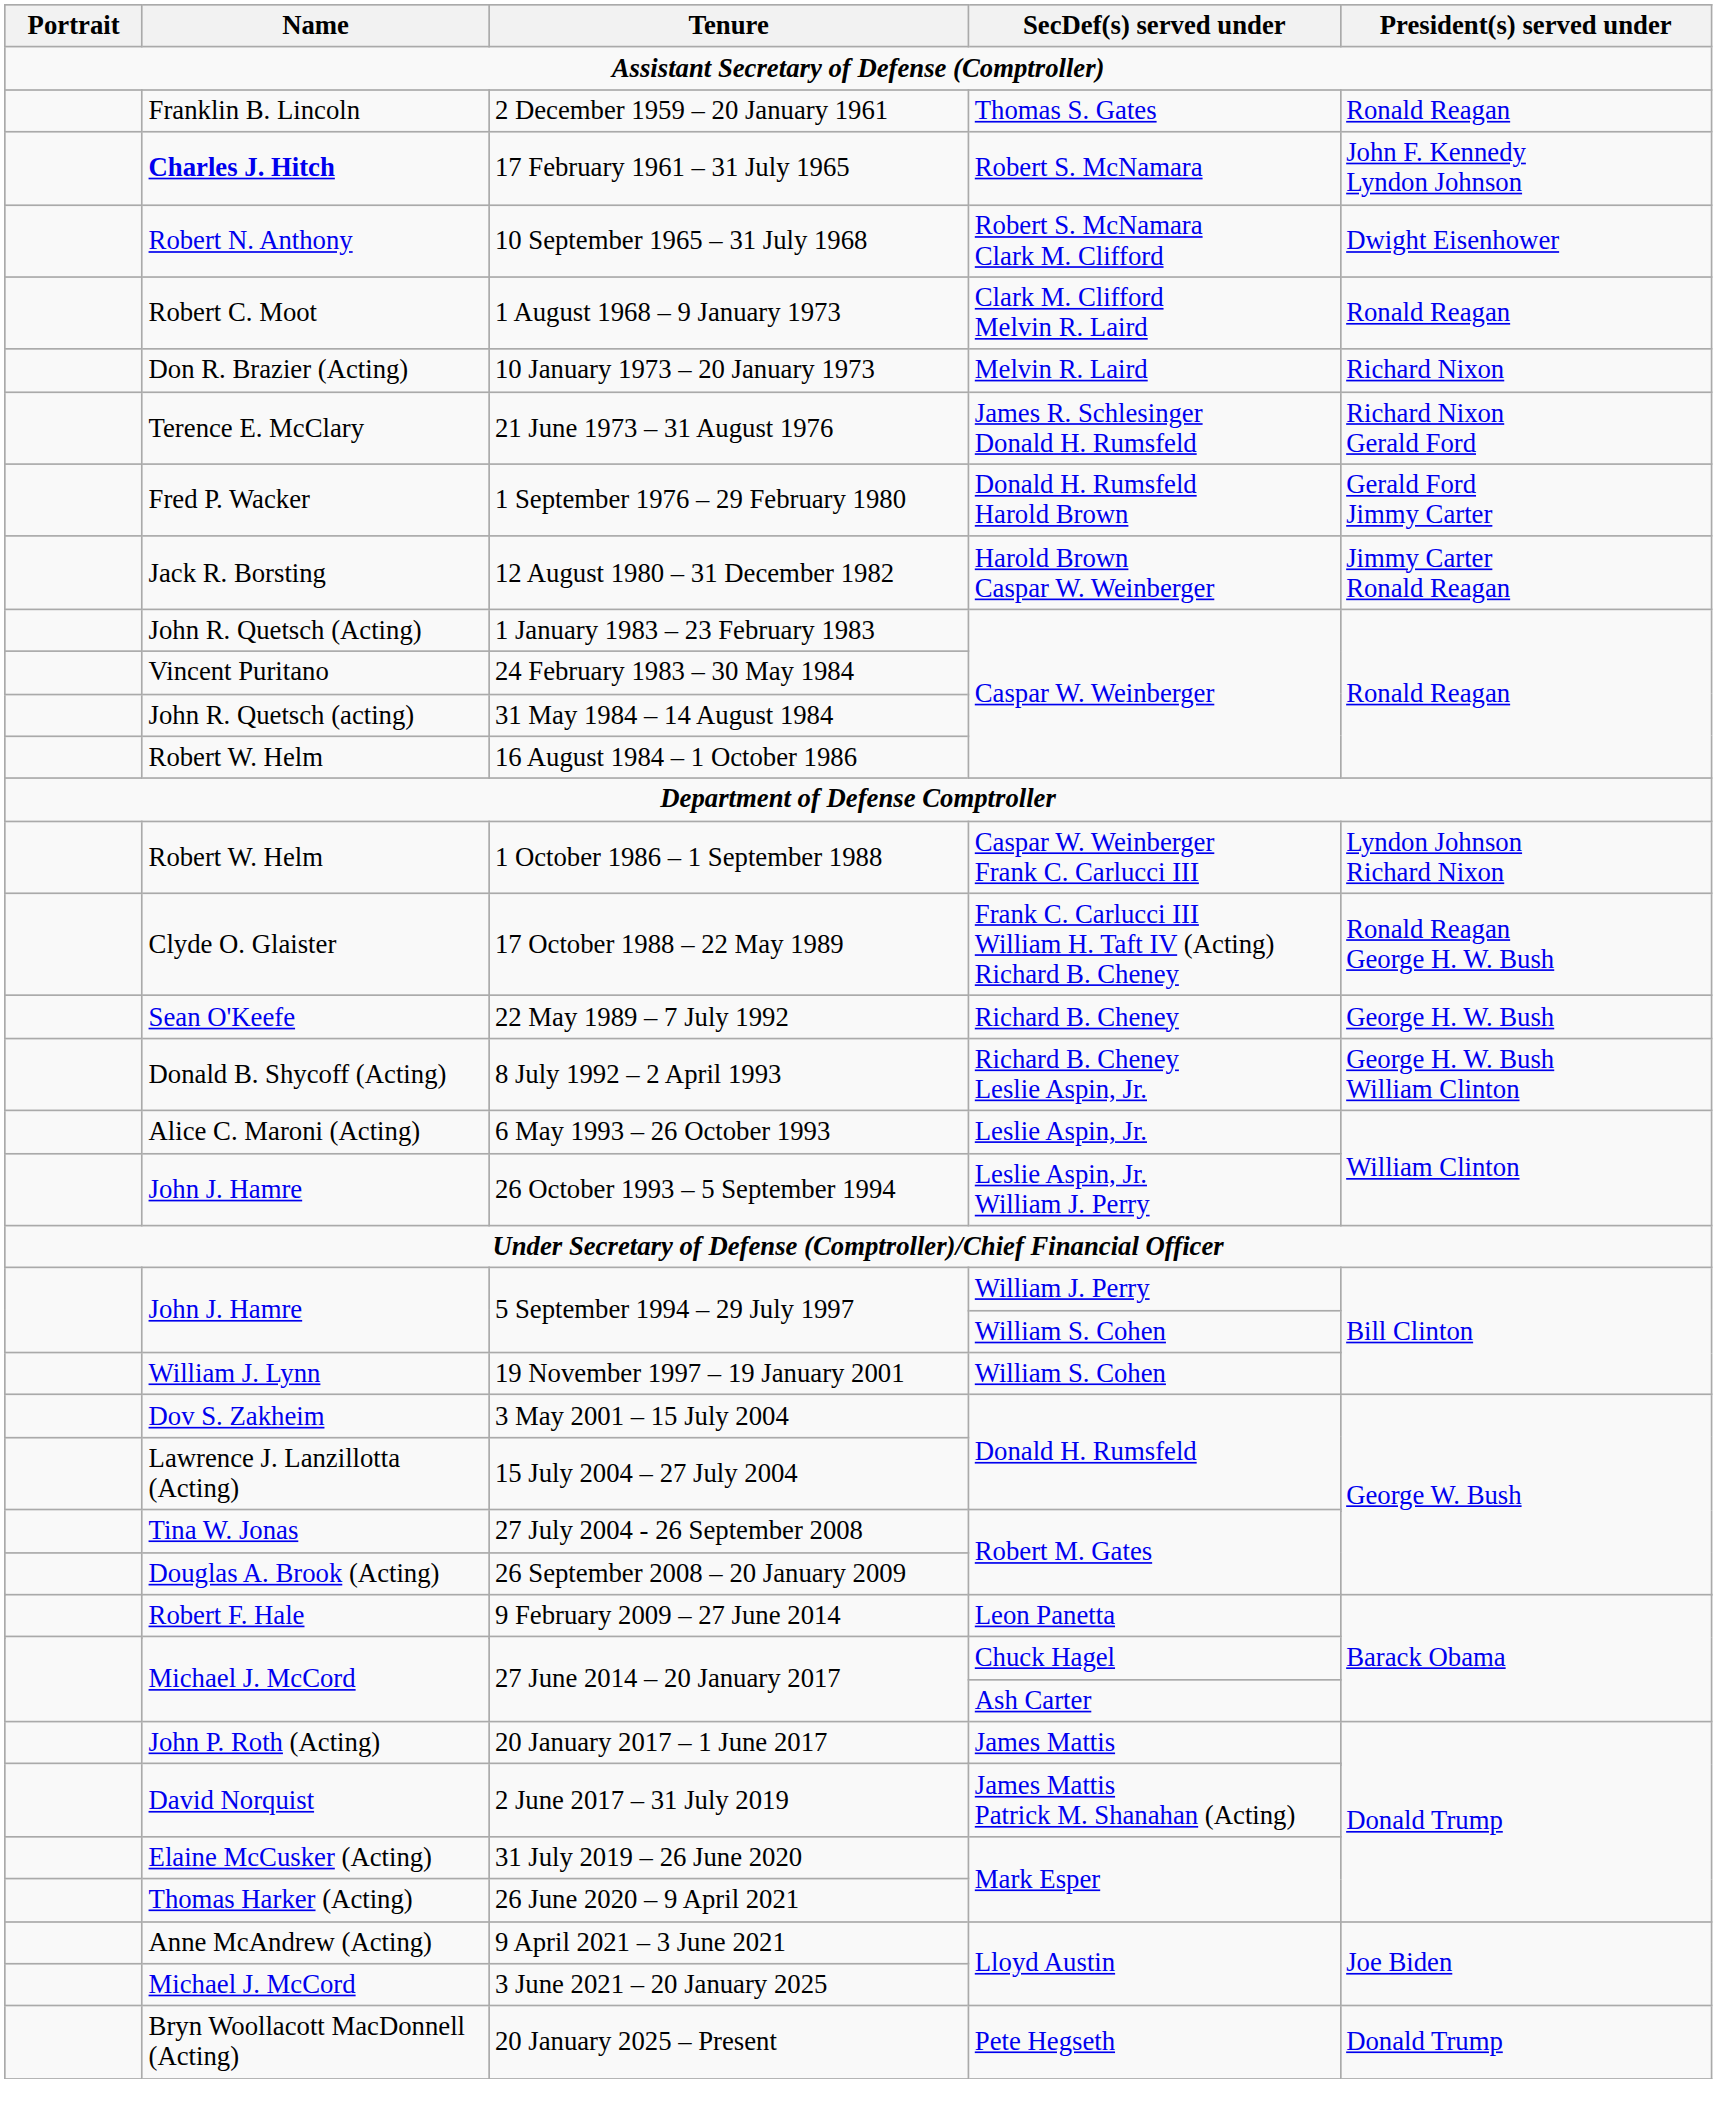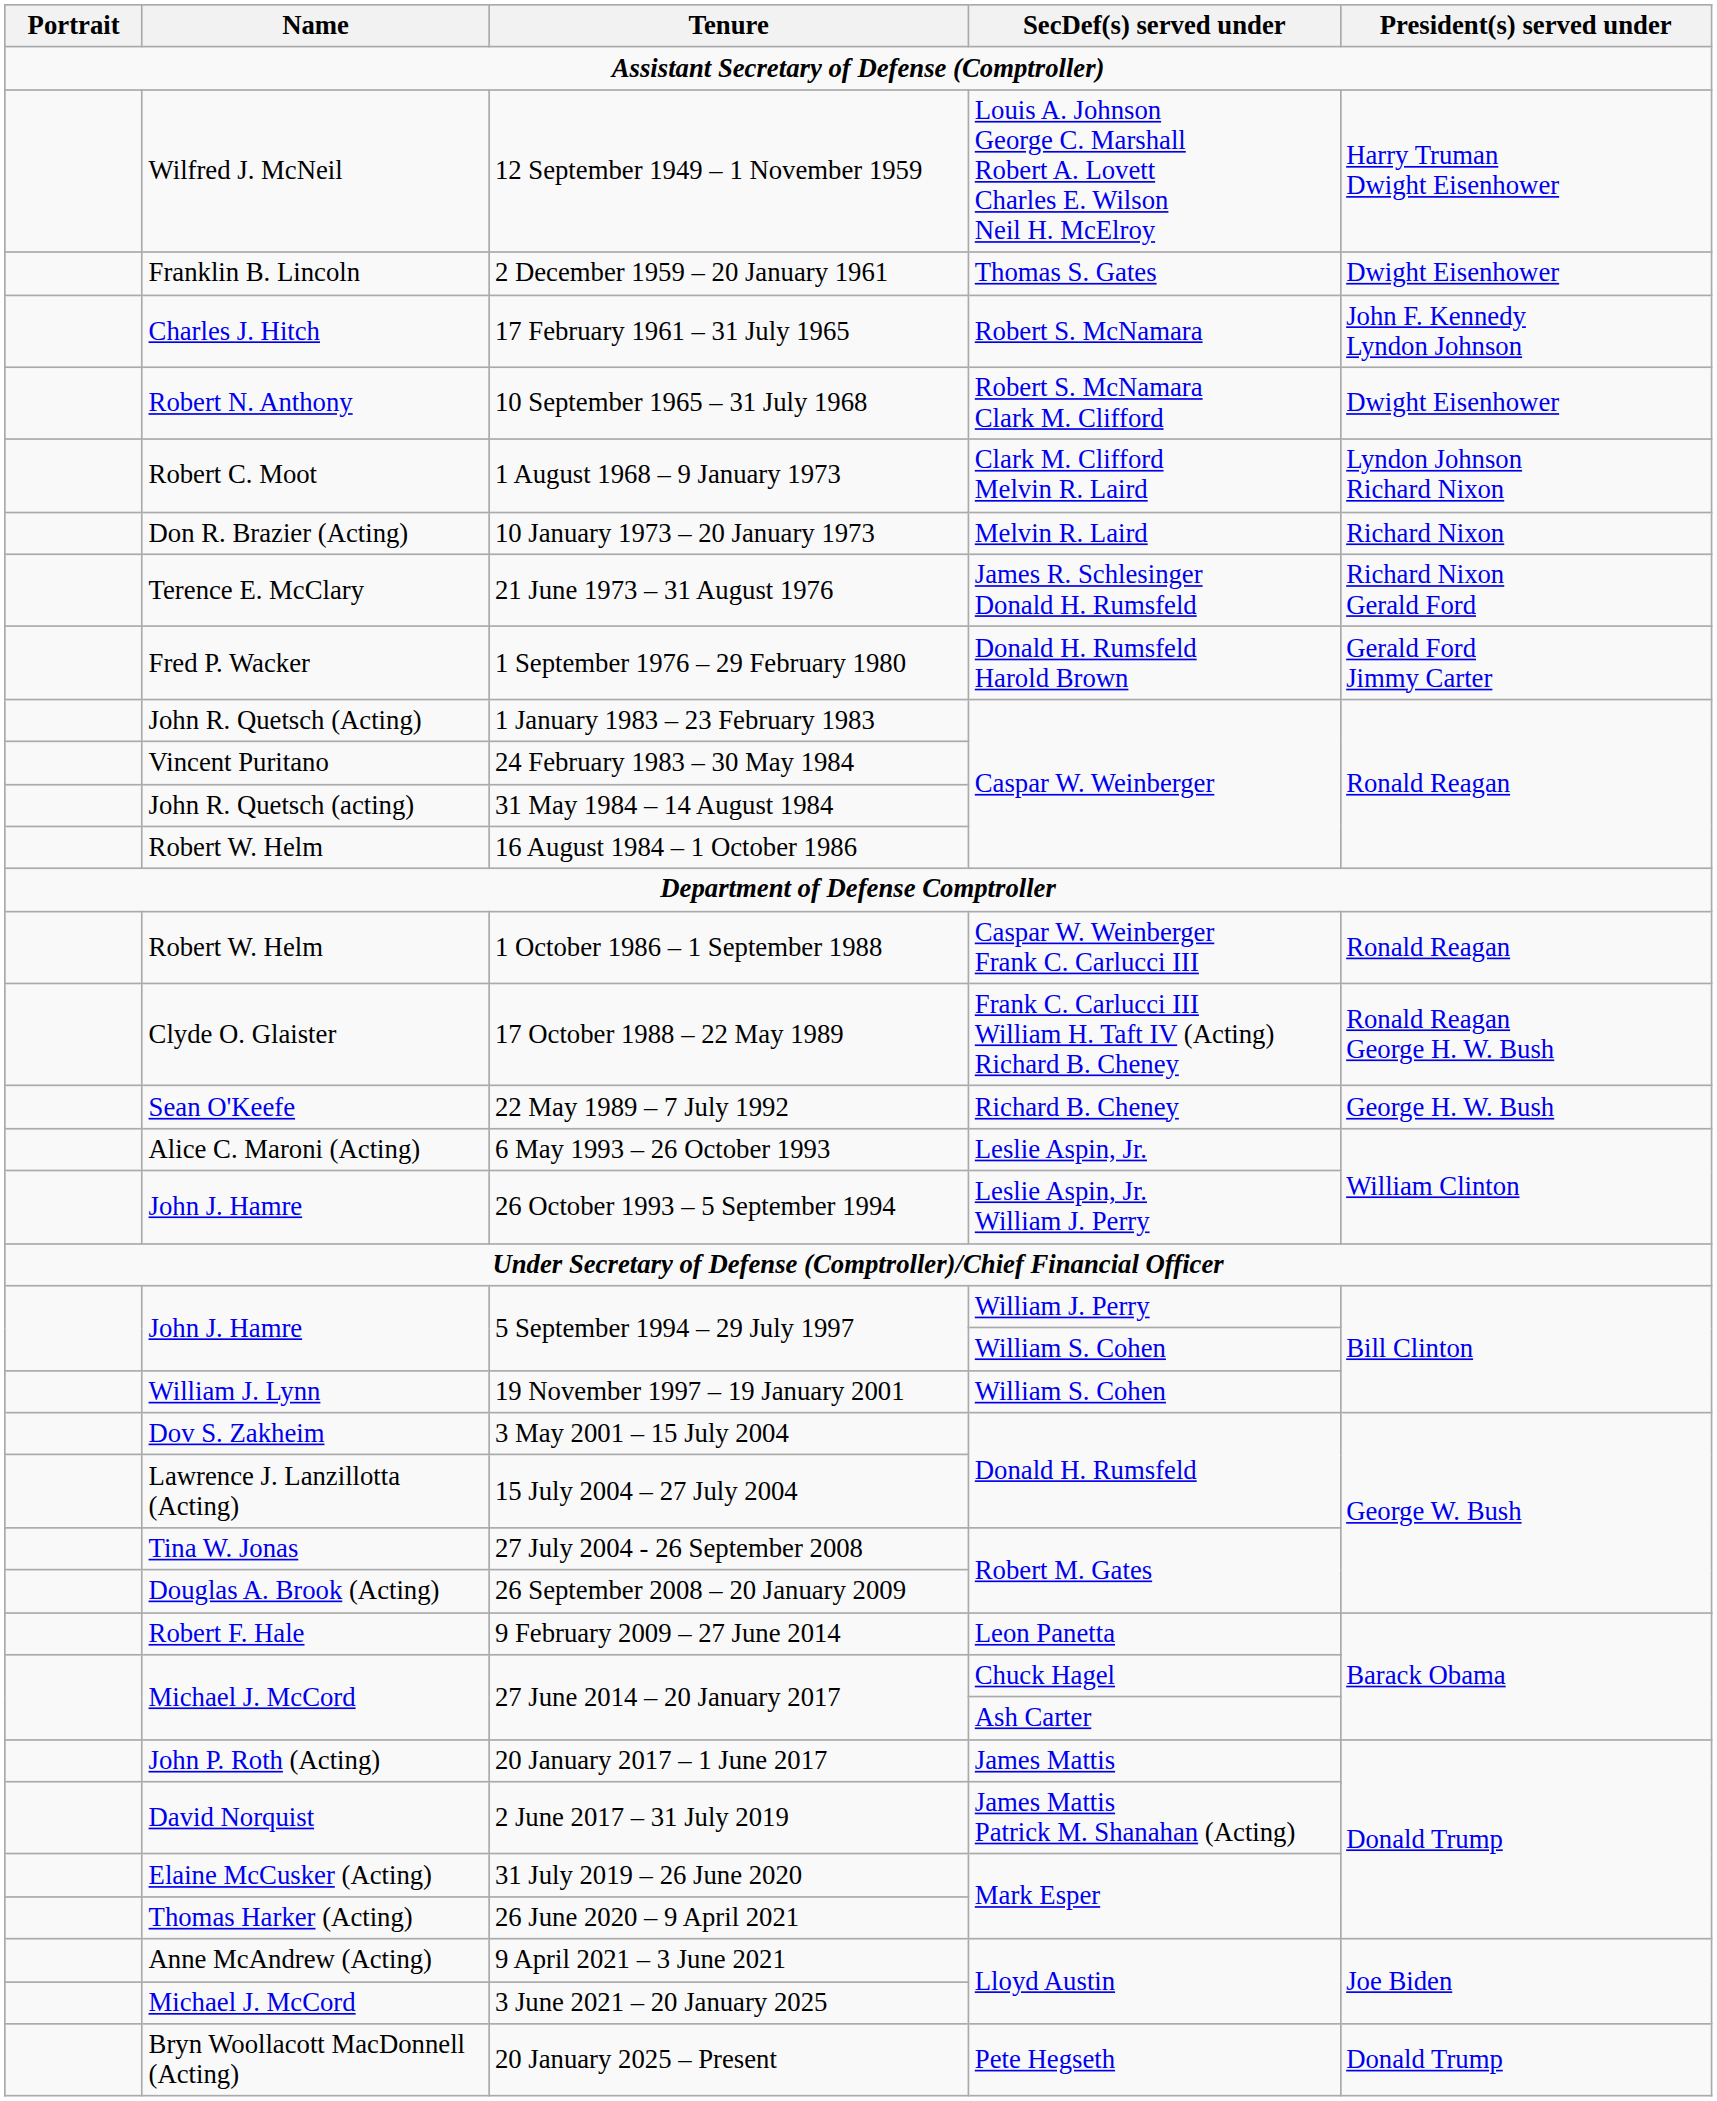+ row: (709, 170)
(1428, 110) Ronald Reagan -> (1453, 273) Dwight Eisenhower
(242, 167) bold -> (234, 330) normal
(1428, 312) Ronald Reagan -> (1434, 475) Lyndon Johnson Richard Nixon
- row: (695, 572)
(1434, 856) Lyndon Johnson Richard Nixon -> (1428, 946) Ronald Reagan
- row: (638, 1074)
